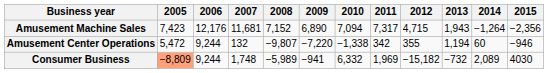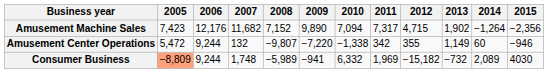(246, 28) 11,681 -> (246, 28) 11,682
(314, 28) 6,890 -> (314, 28) 9,890
(457, 28) 1,943 -> (457, 28) 1,902
(457, 44) 1,194 -> (457, 44) 1,149
